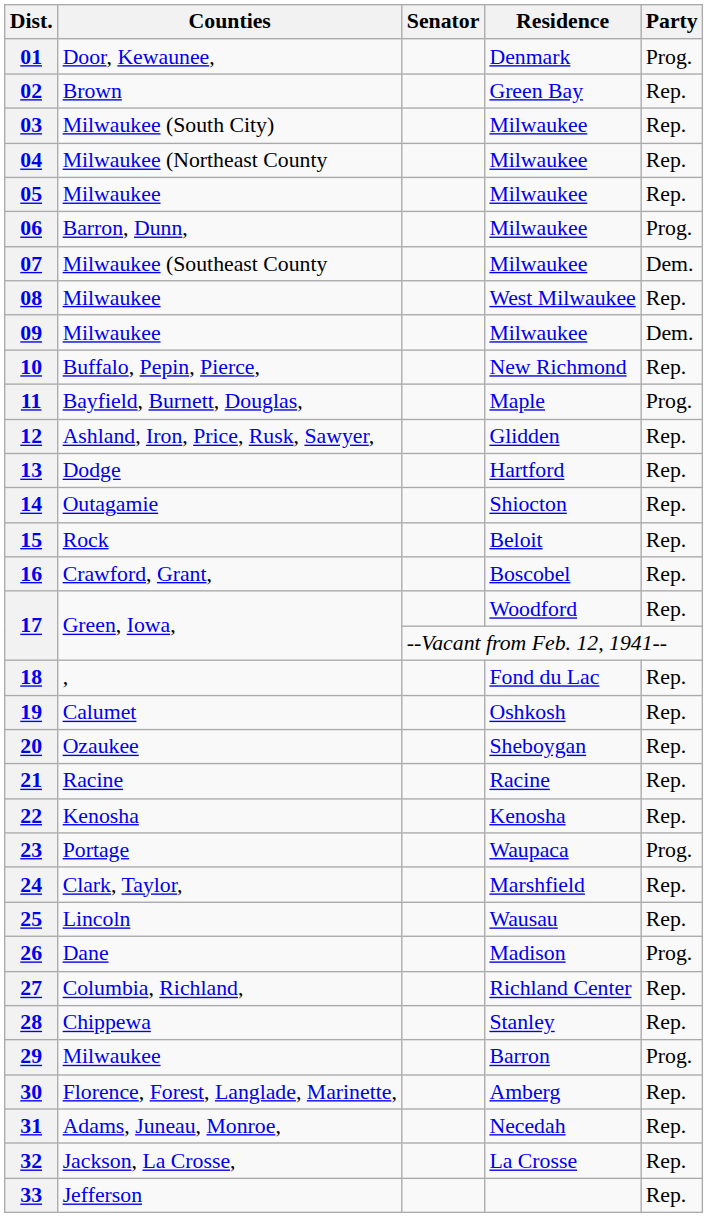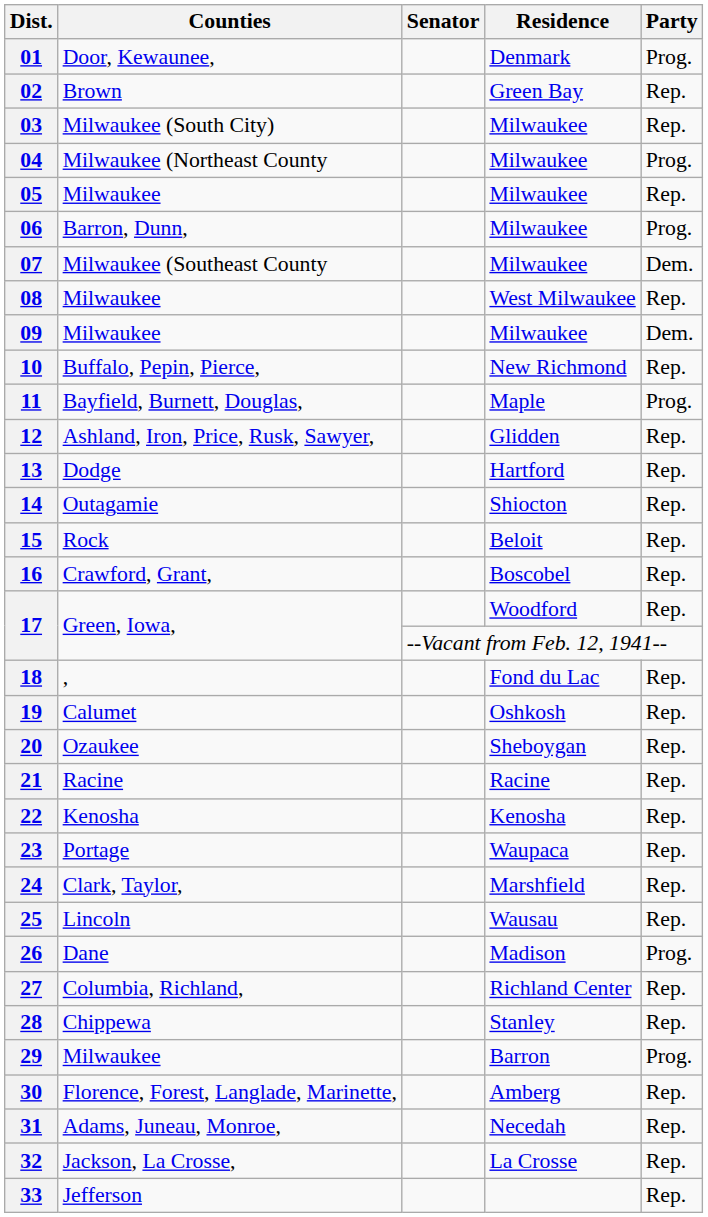(666, 159) Rep. -> (669, 159) Prog.
(669, 849) Prog. -> (666, 849) Rep.
